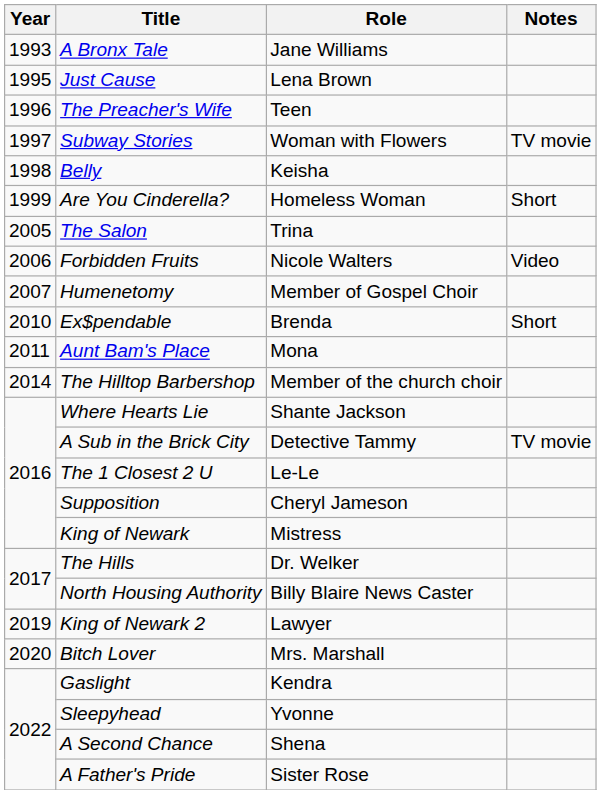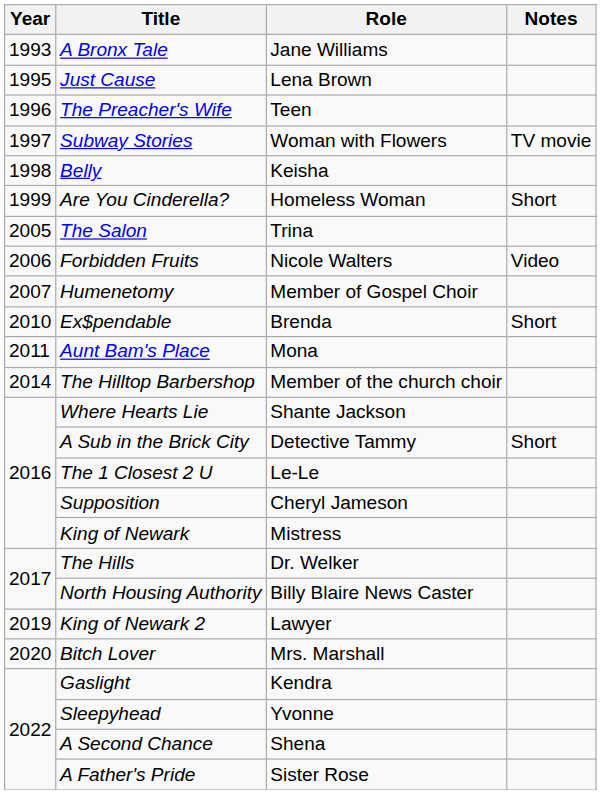(551, 442) TV movie -> (534, 442) Short
